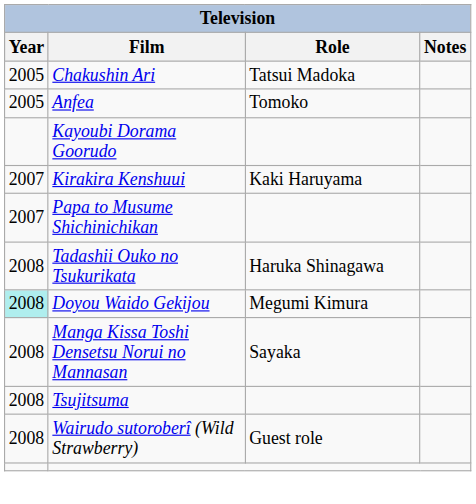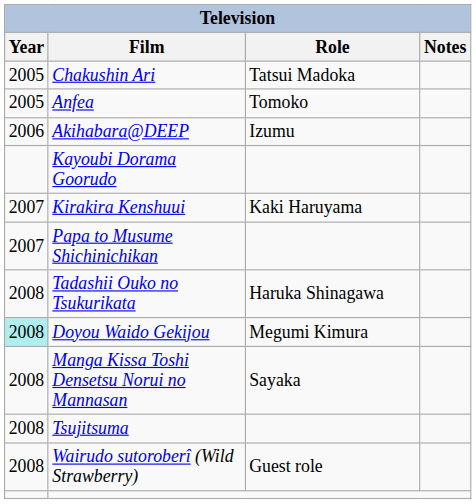+ row: (121, 131)
